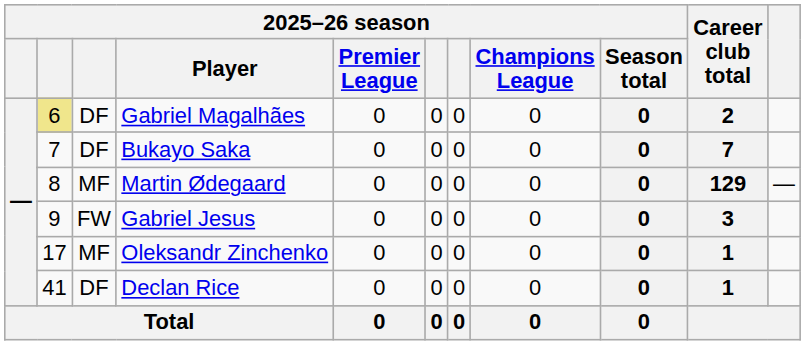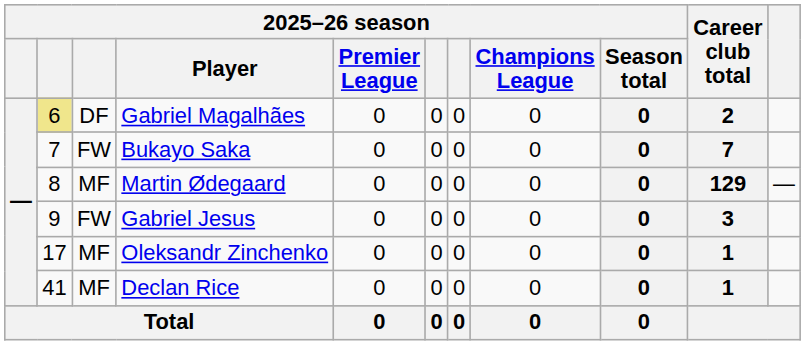(94, 149) DF -> (94, 149) FW
(94, 287) DF -> (94, 287) MF
